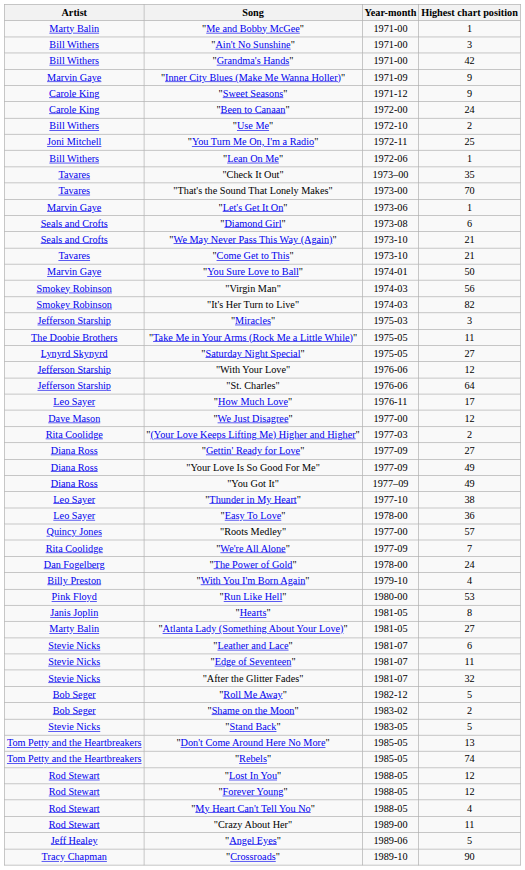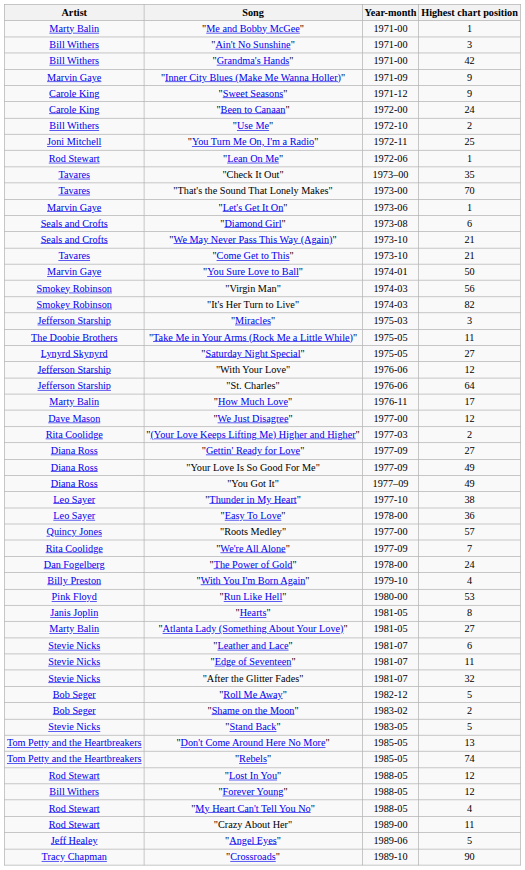(74, 158) Bill Withers -> (74, 158) Rod Stewart
(74, 402) Leo Sayer -> (74, 402) Marty Balin
(74, 792) Rod Stewart -> (74, 792) Bill Withers
